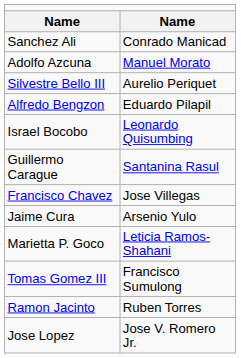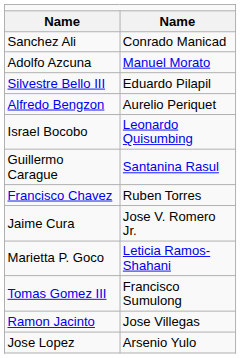(169, 83) Aurelio Periquet -> (167, 83) Eduardo Pilapil
(167, 104) Eduardo Pilapil -> (169, 104) Aurelio Periquet
(161, 195) Jose Villegas -> (162, 195) Ruben Torres
(160, 216) Arsenio Yulo -> (169, 223) Jose V. Romero Jr.
(162, 307) Ruben Torres -> (161, 322) Jose Villegas
(169, 335) Jose V. Romero Jr. -> (160, 343) Arsenio Yulo
